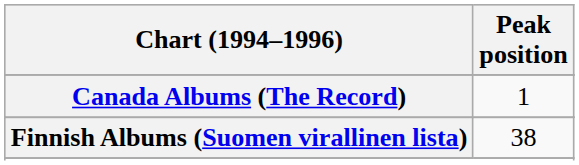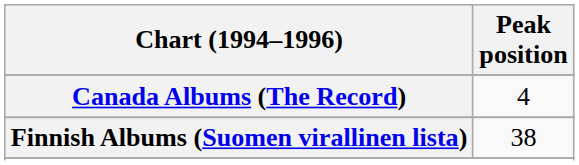(524, 95) 1 -> (524, 95) 4
